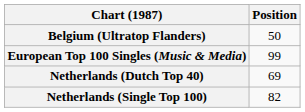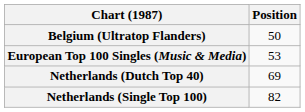(275, 55) 99 -> (275, 55) 53
